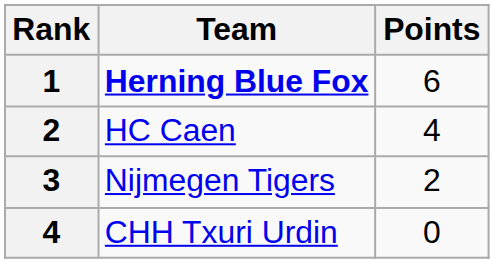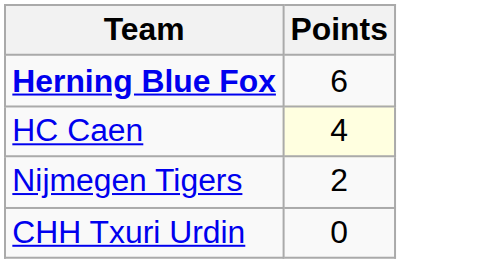- column: (51, 29)
(432, 130) no background -> (339, 130) lightyellow background
